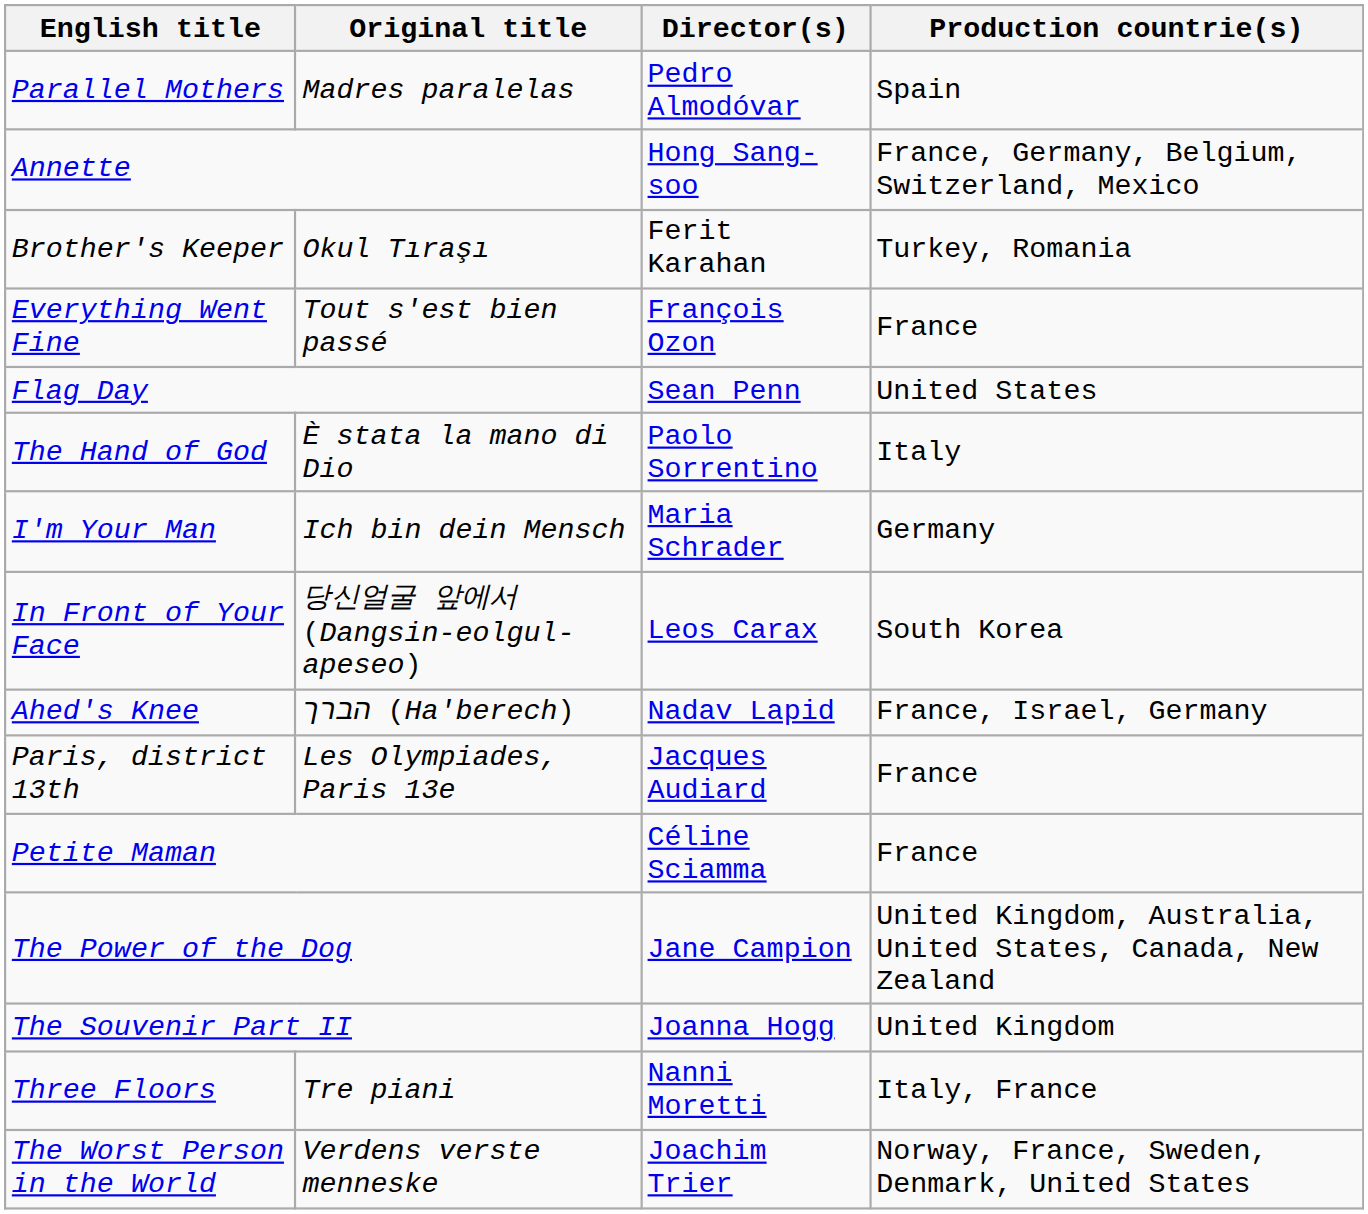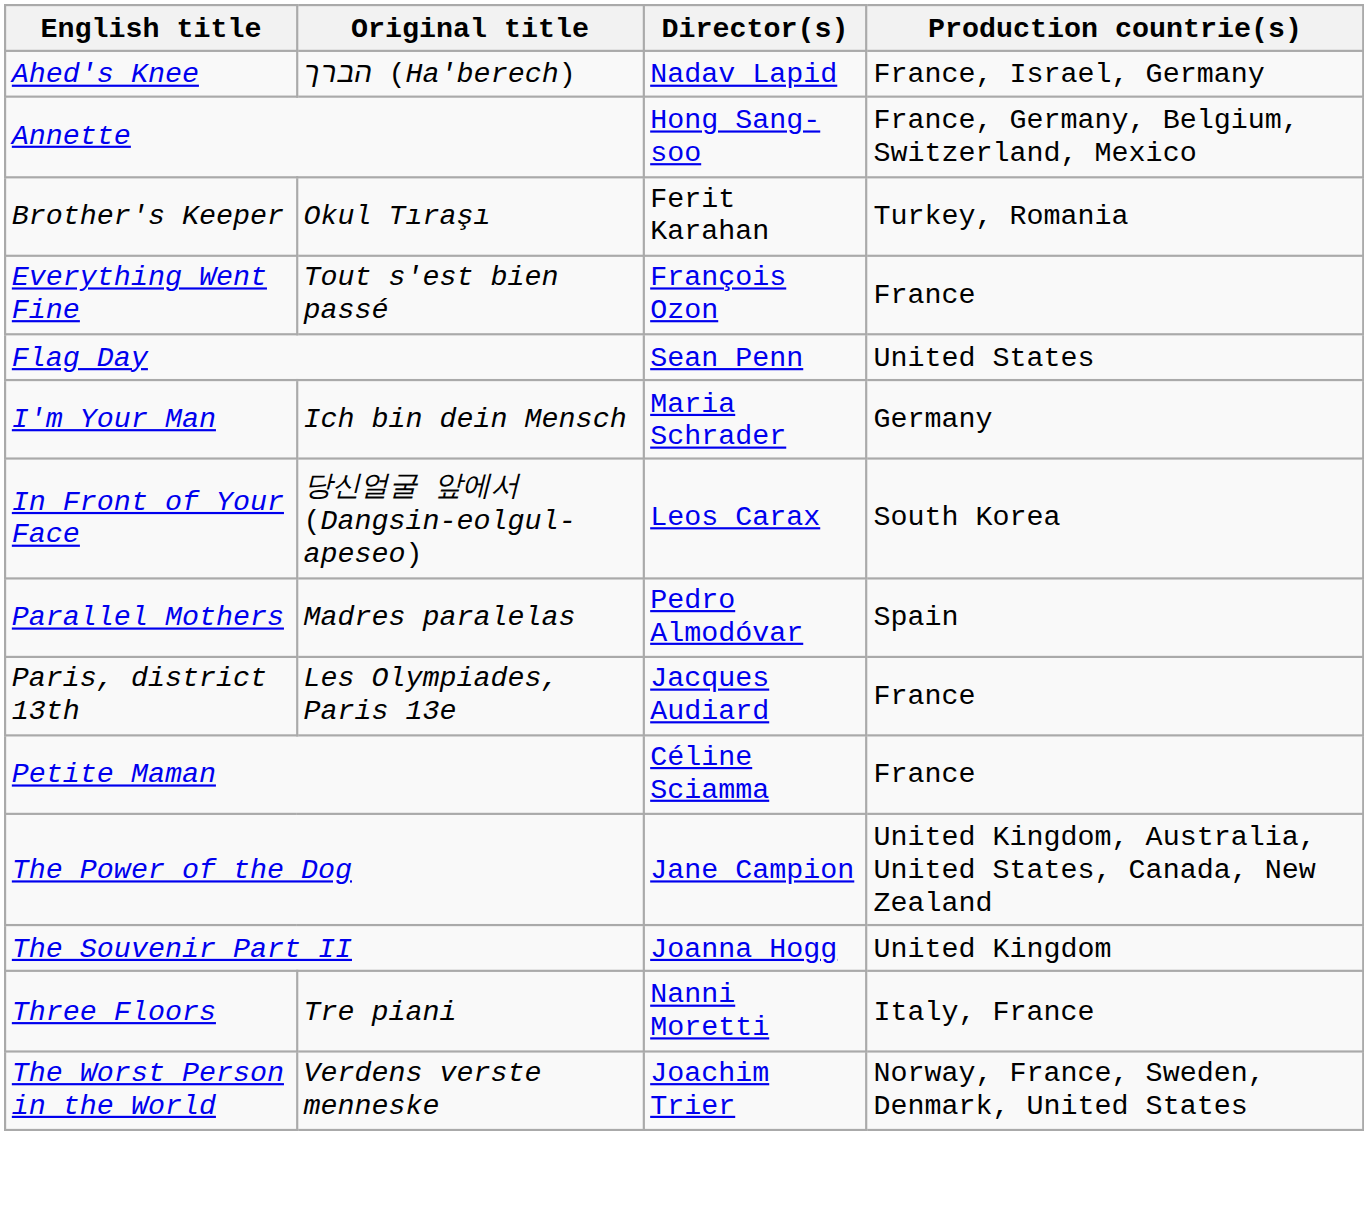rows swapped: (105, 712) <-> (148, 91)
- row: (139, 452)
